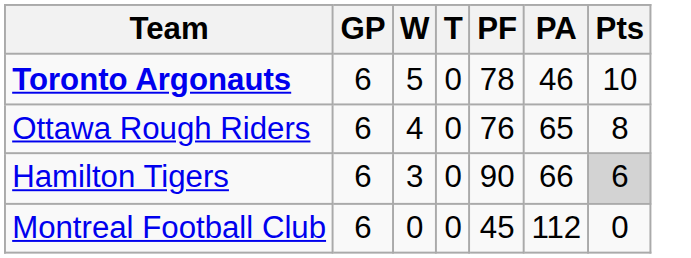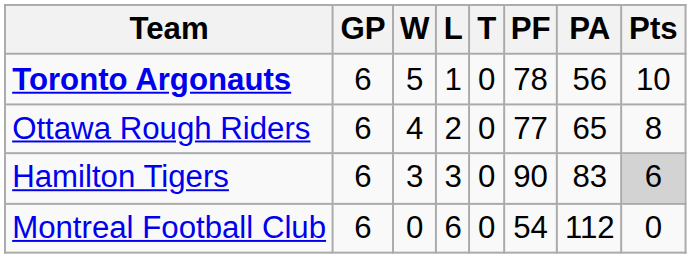+ column: (453, 29)
(556, 78) 46 -> (590, 78) 56
(497, 128) 76 -> (531, 128) 77
(556, 177) 66 -> (590, 177) 83
(497, 227) 45 -> (531, 227) 54
